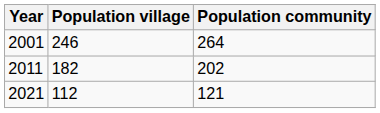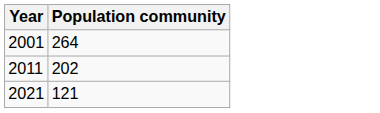- column: (121, 17)
